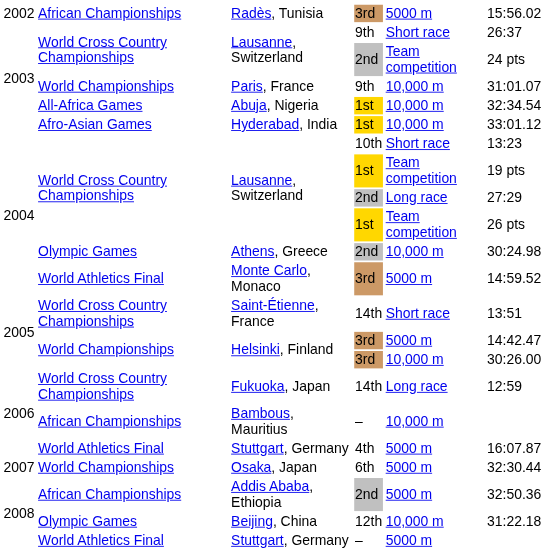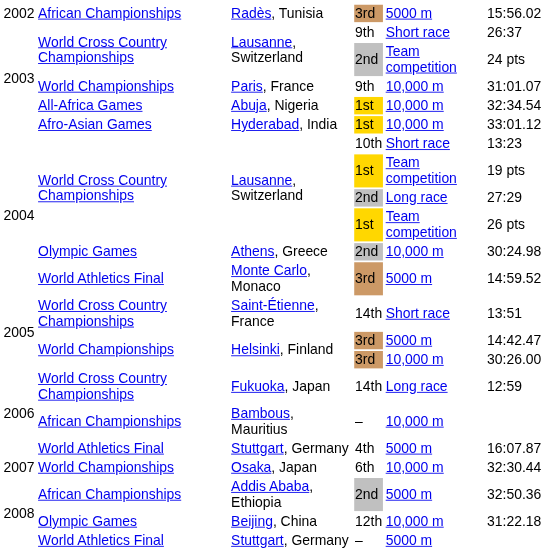(409, 467) 5000 m -> (415, 467) 10,000 m
